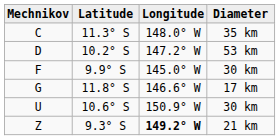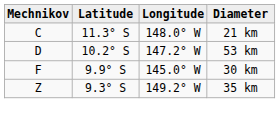(240, 32) 35 km -> (240, 32) 21 km
- row: (38, 88)
- row: (38, 107)
(173, 126) bold -> (173, 88) normal
(240, 126) 21 km -> (240, 88) 35 km
